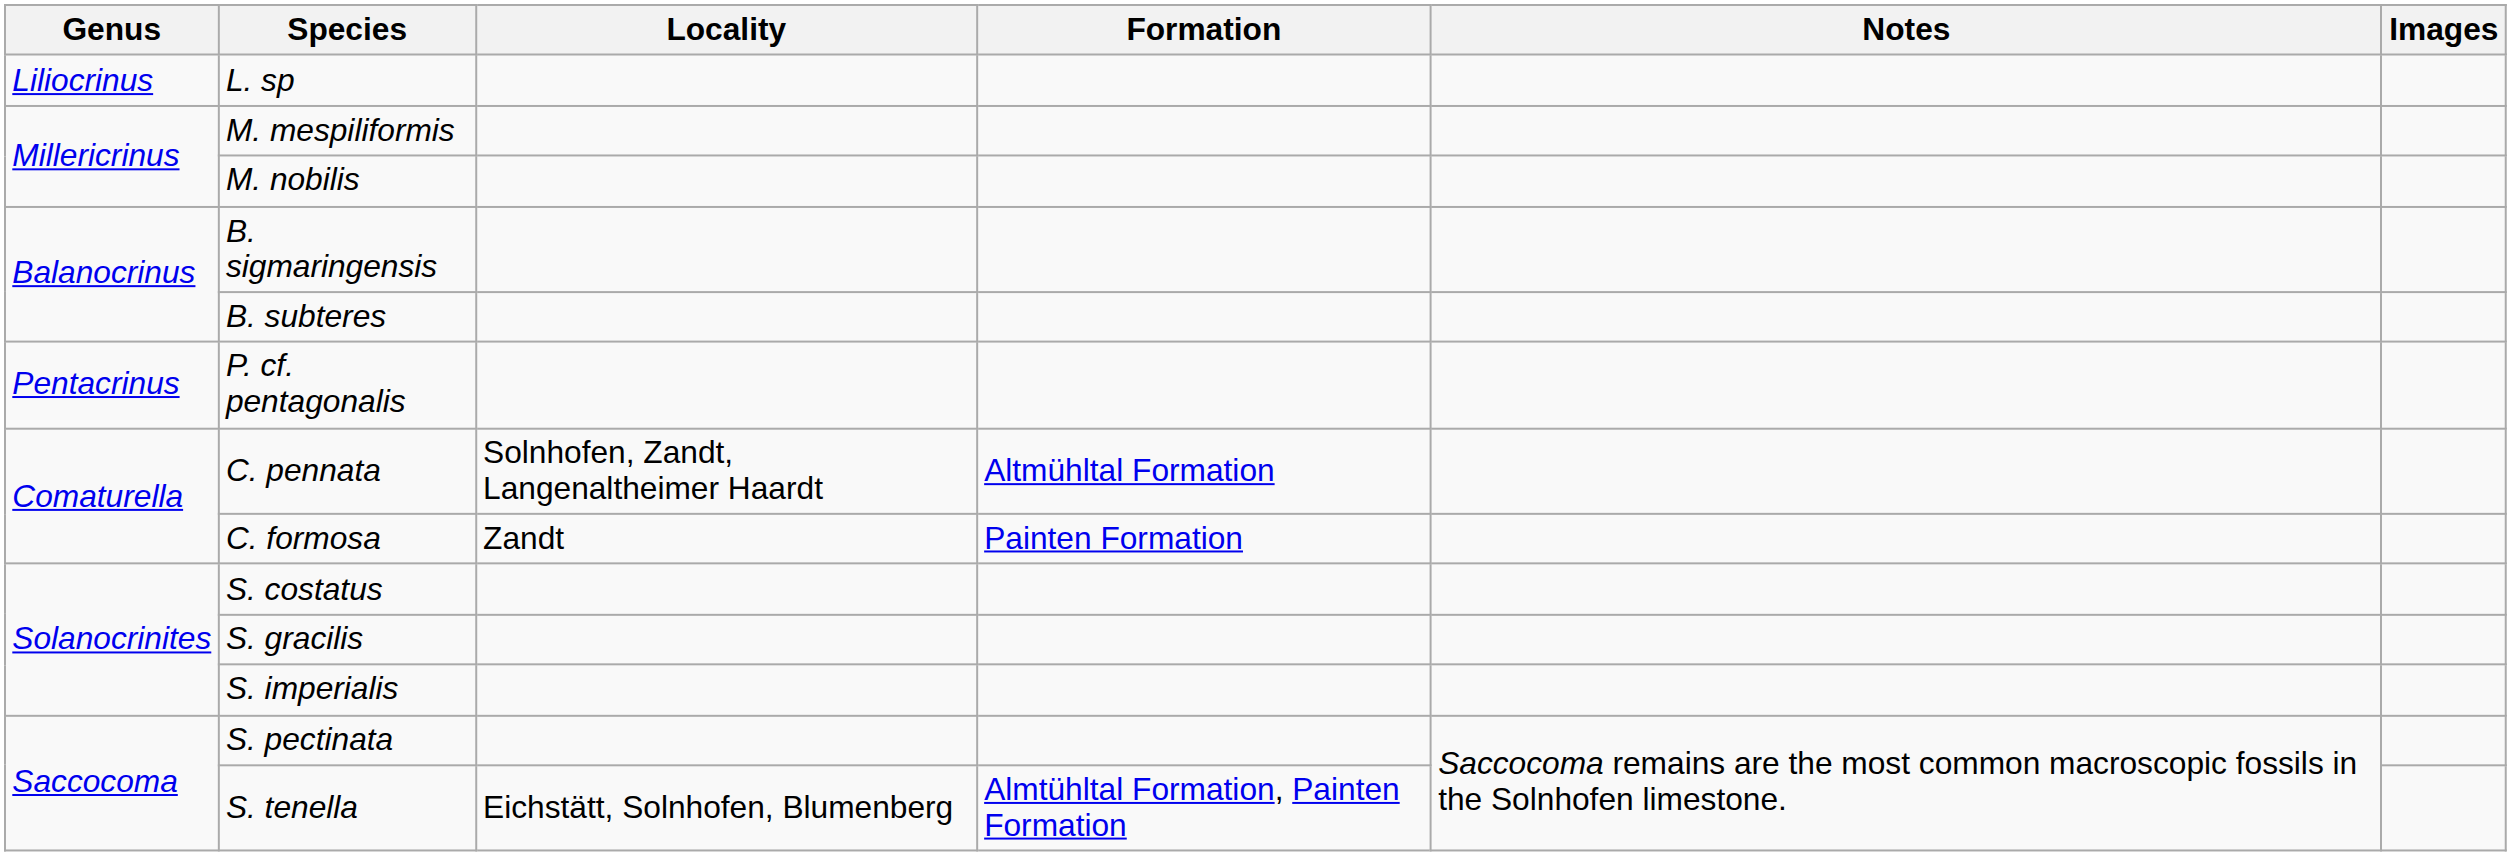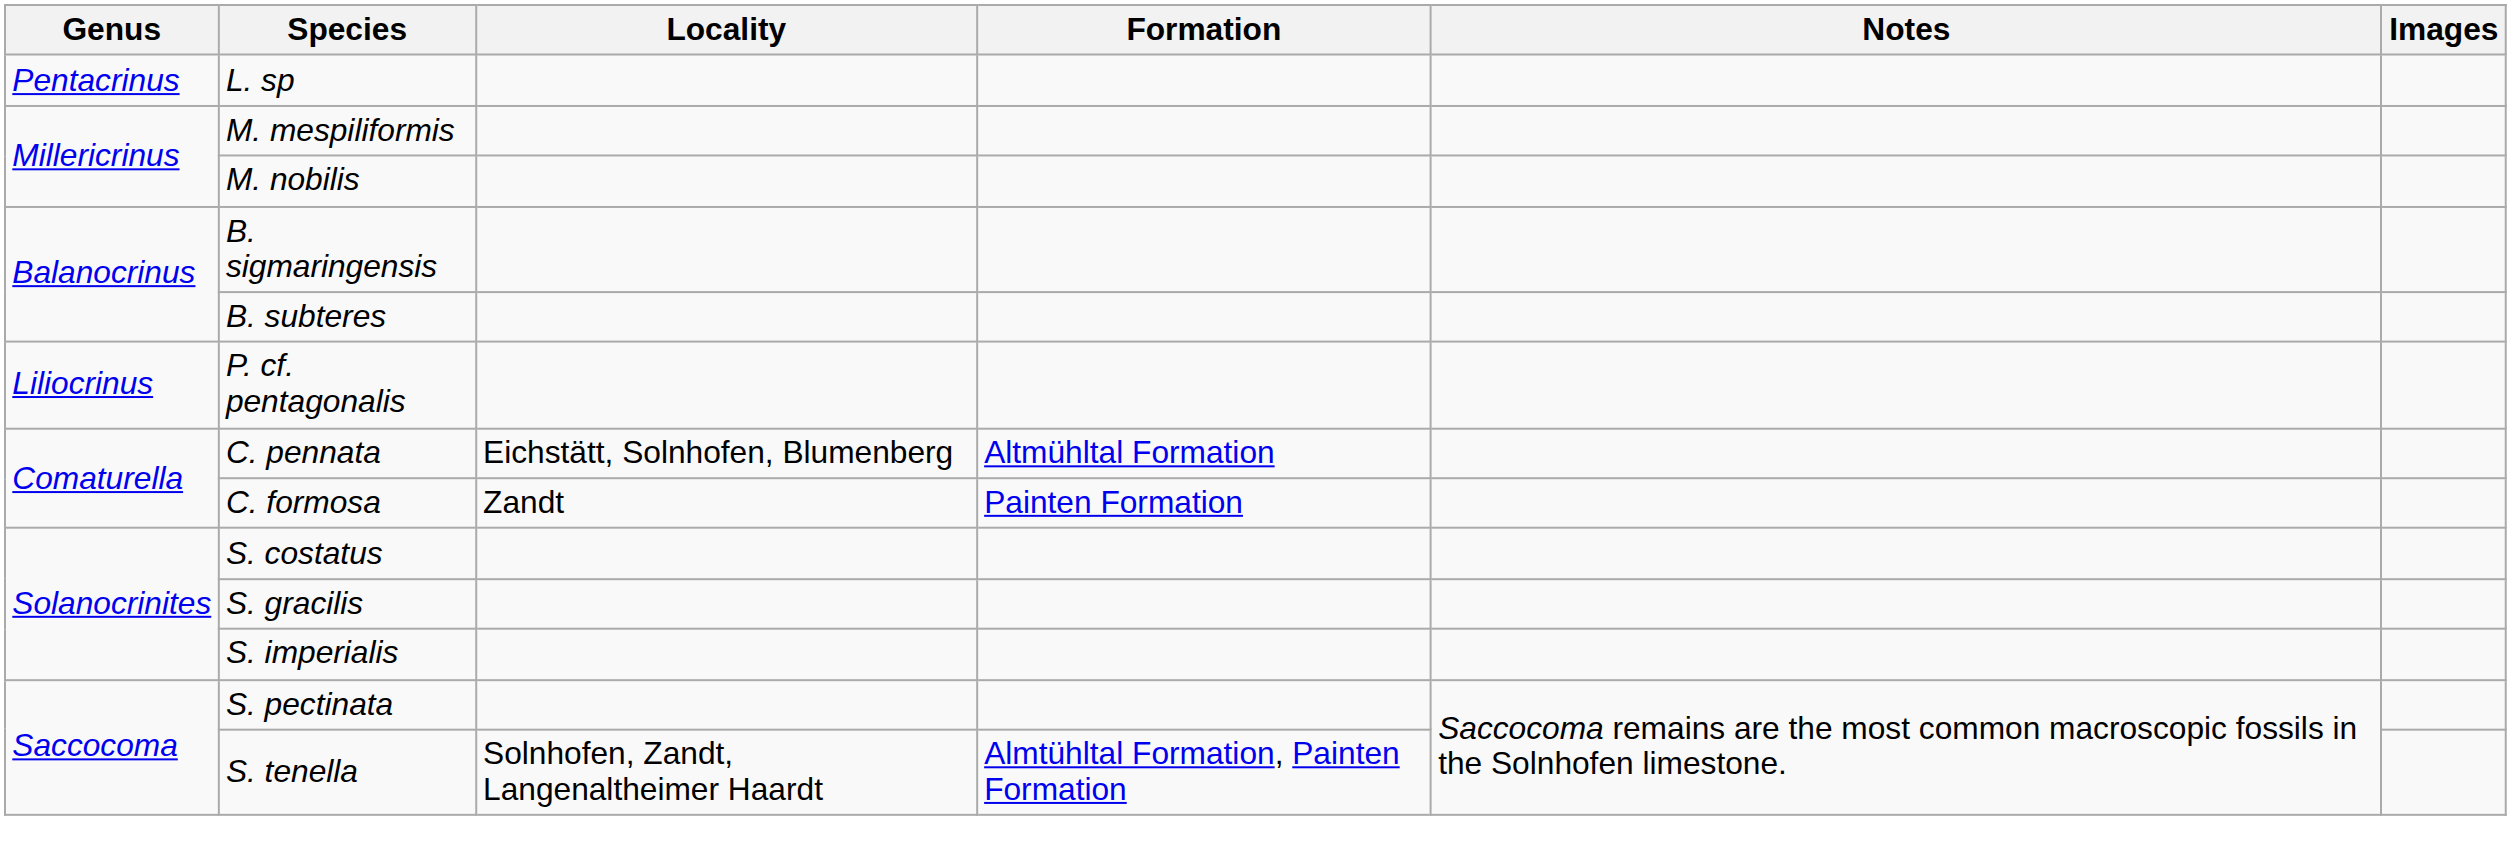(83, 79) Liliocrinus -> (96, 79) Pentacrinus
(96, 384) Pentacrinus -> (83, 384) Liliocrinus
(653, 470) Solnhofen, Zandt, Langenaltheimer Haardt -> (718, 452) Eichstätt, Solnhofen, Blumenberg
(718, 807) Eichstätt, Solnhofen, Blumenberg -> (653, 771) Solnhofen, Zandt, Langenaltheimer Haardt
